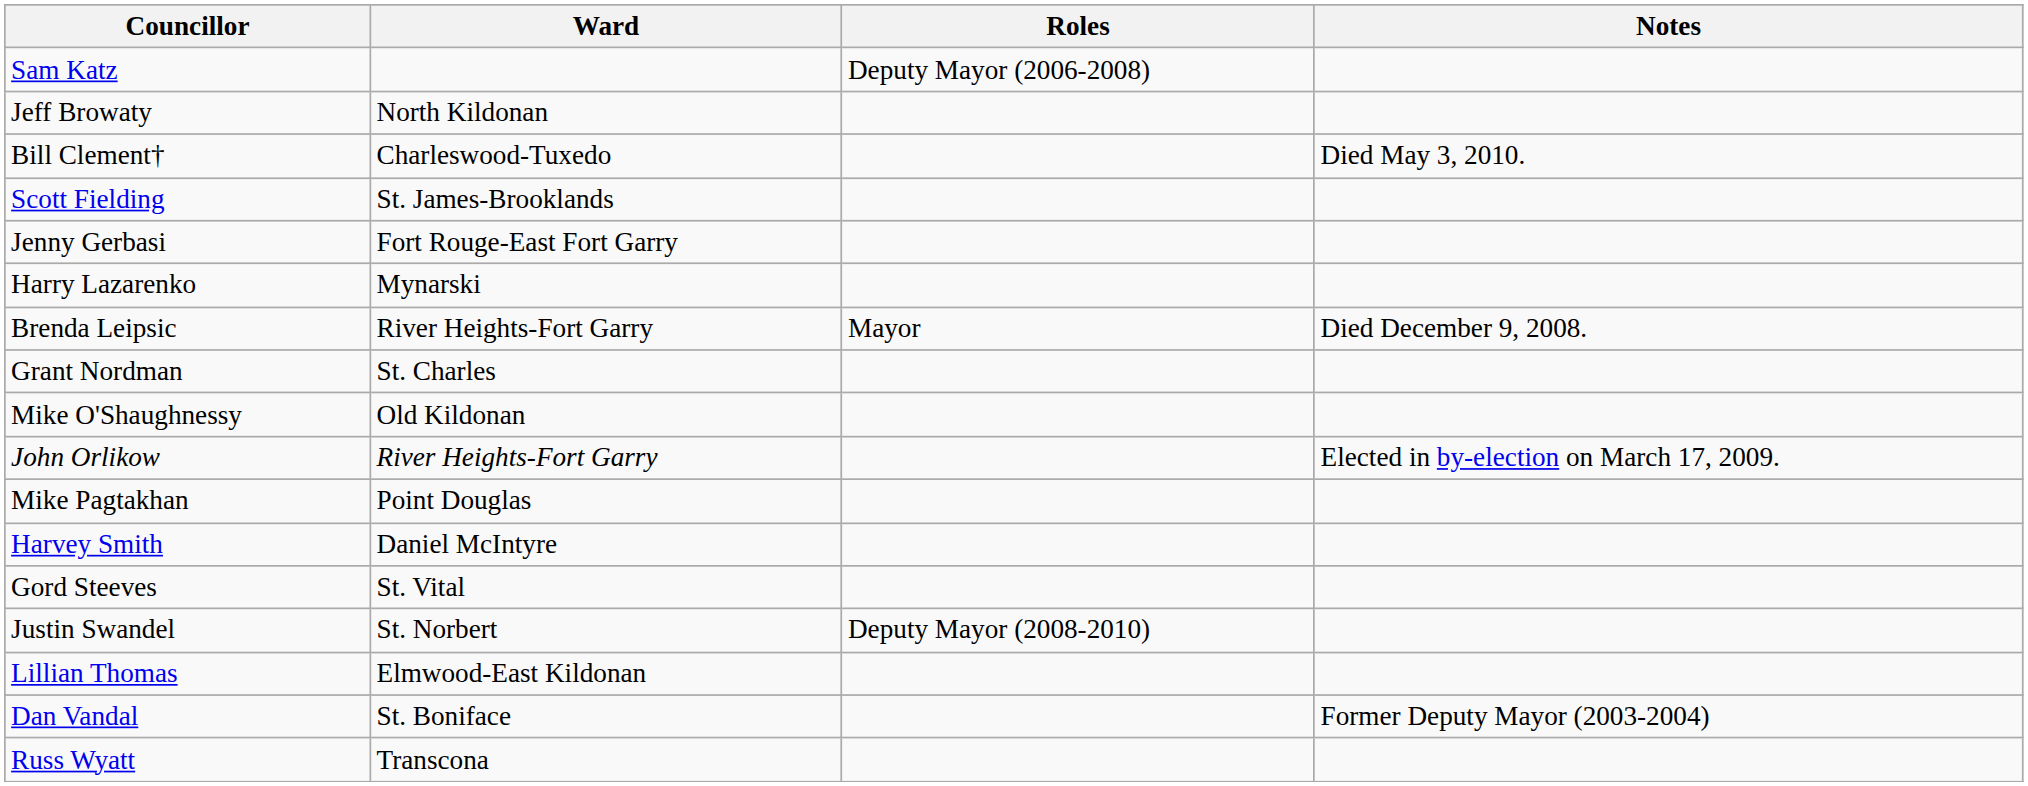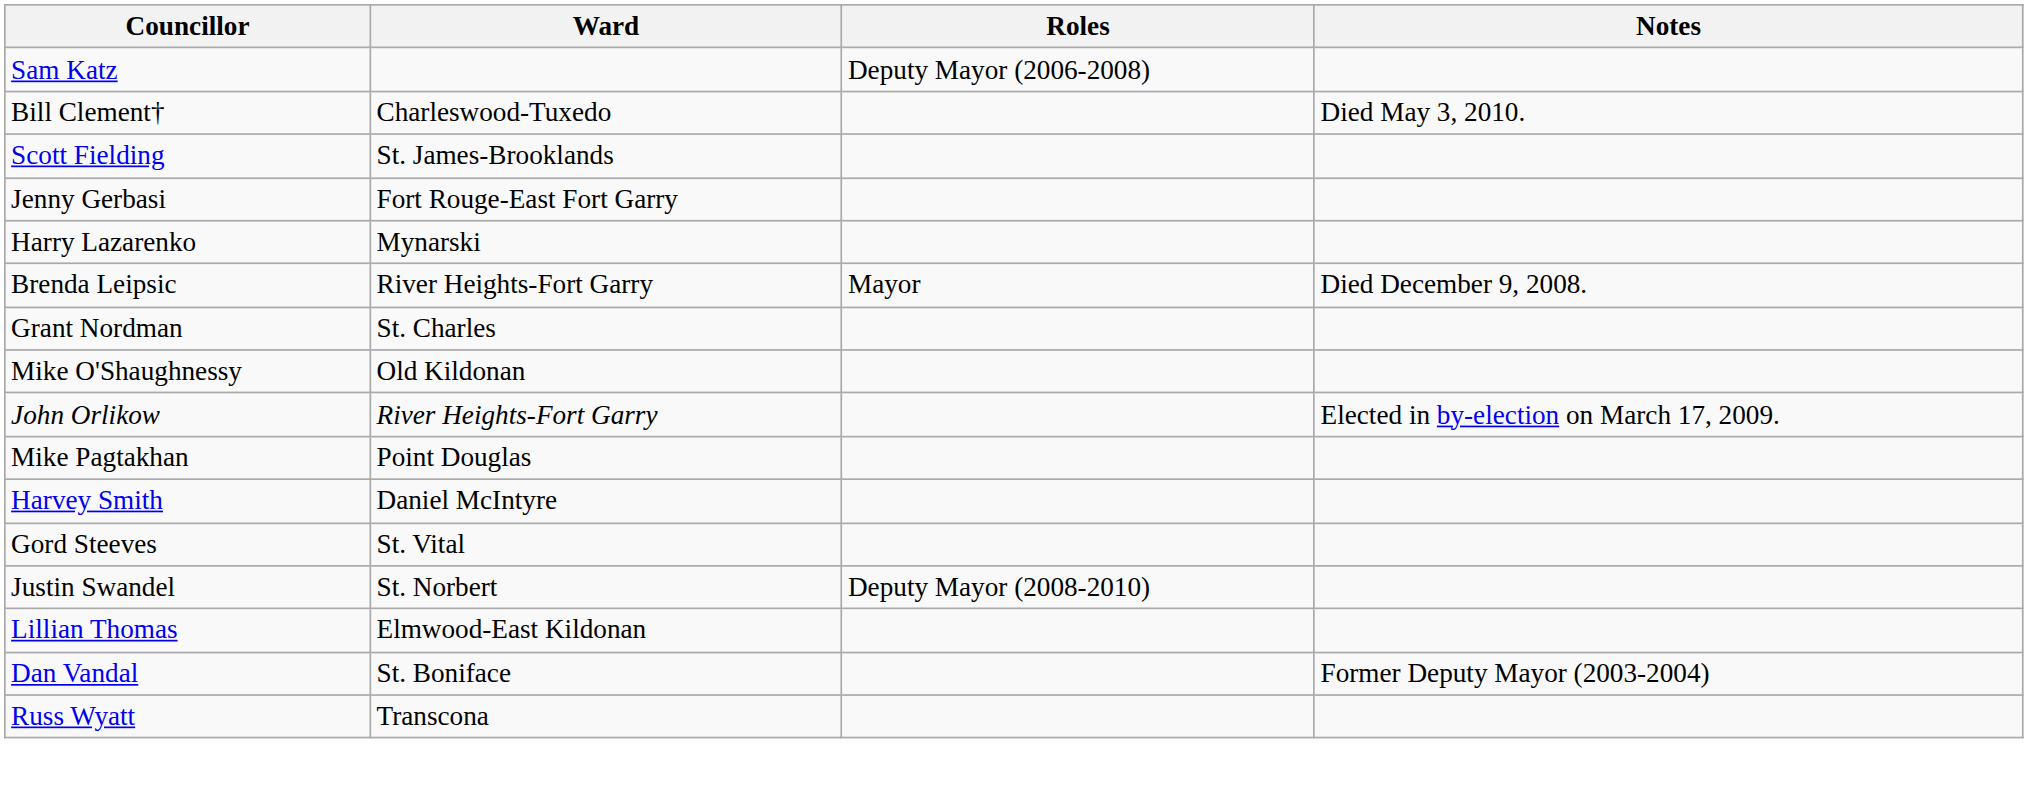- row: (81, 112)
